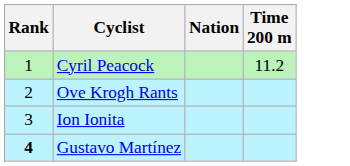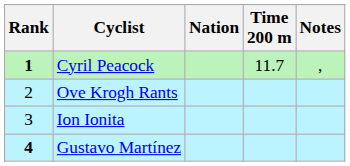+ column: (320, 27)
(29, 65) normal -> (29, 65) bold
(269, 65) 11.2 -> (269, 65) 11.7
